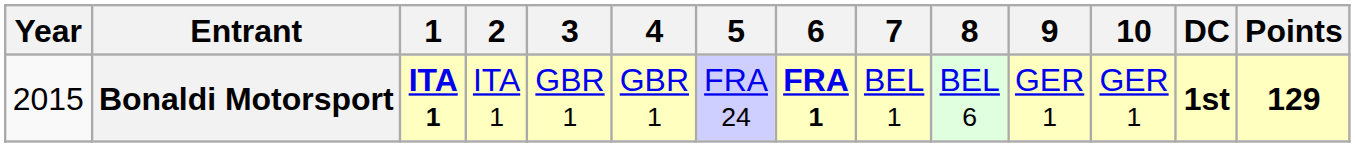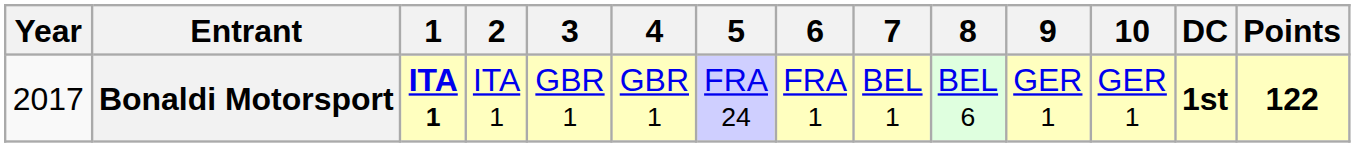(48, 98) 2015 -> (48, 98) 2017
(816, 98) bold -> (815, 97) normal
(1294, 98) 129 -> (1292, 98) 122
